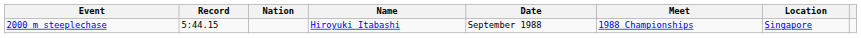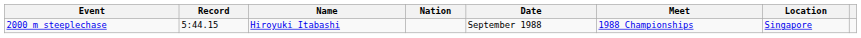columns swapped: (387, 12) <-> (278, 12)
